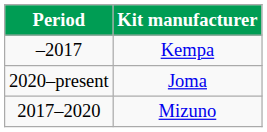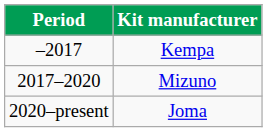rows swapped: (187, 111) <-> (187, 81)
